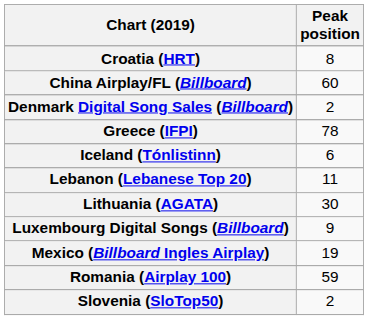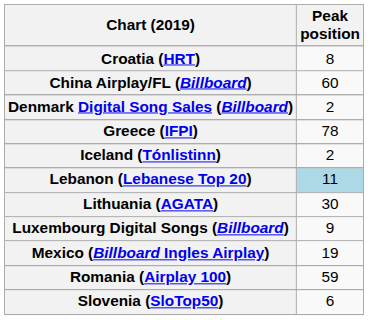(330, 155) 6 -> (330, 155) 2
(330, 180) no background -> (330, 180) lightblue background
(330, 301) 2 -> (330, 301) 6
